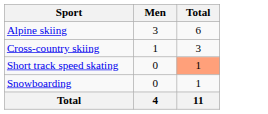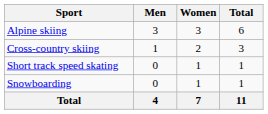+ column: (198, 13)
(198, 65) lightsalmon background -> (241, 65) no background
